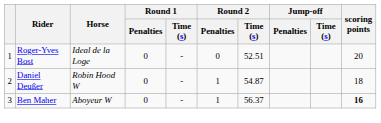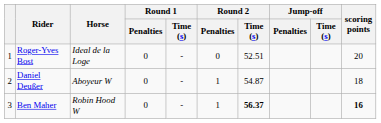(94, 81) Robin Hood W -> (92, 81) Aboyeur W
(92, 101) Aboyeur W -> (94, 106) Robin Hood W
(254, 101) normal -> (254, 106) bold
